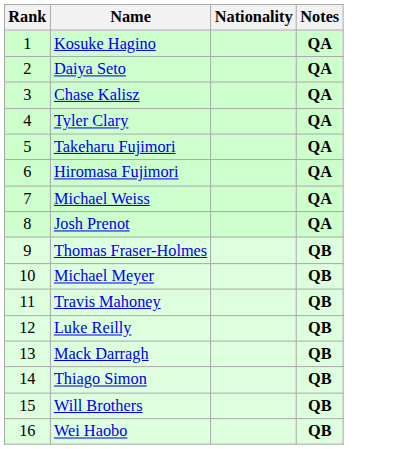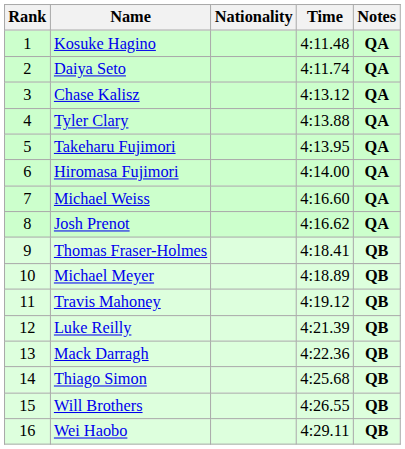+ column: (325, 17)
